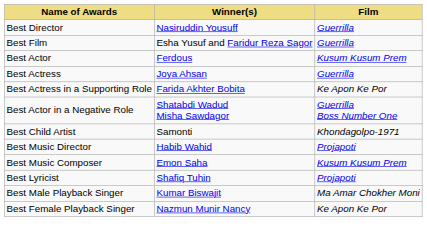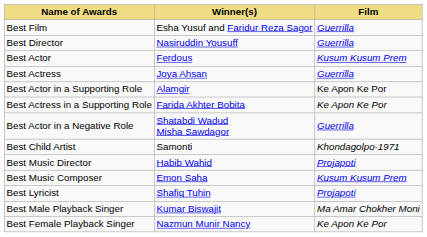rows swapped: (27, 43) <-> (35, 27)
+ row: (74, 89)
(357, 110) Guerrilla Boss Number One -> (335, 126) Guerrilla
